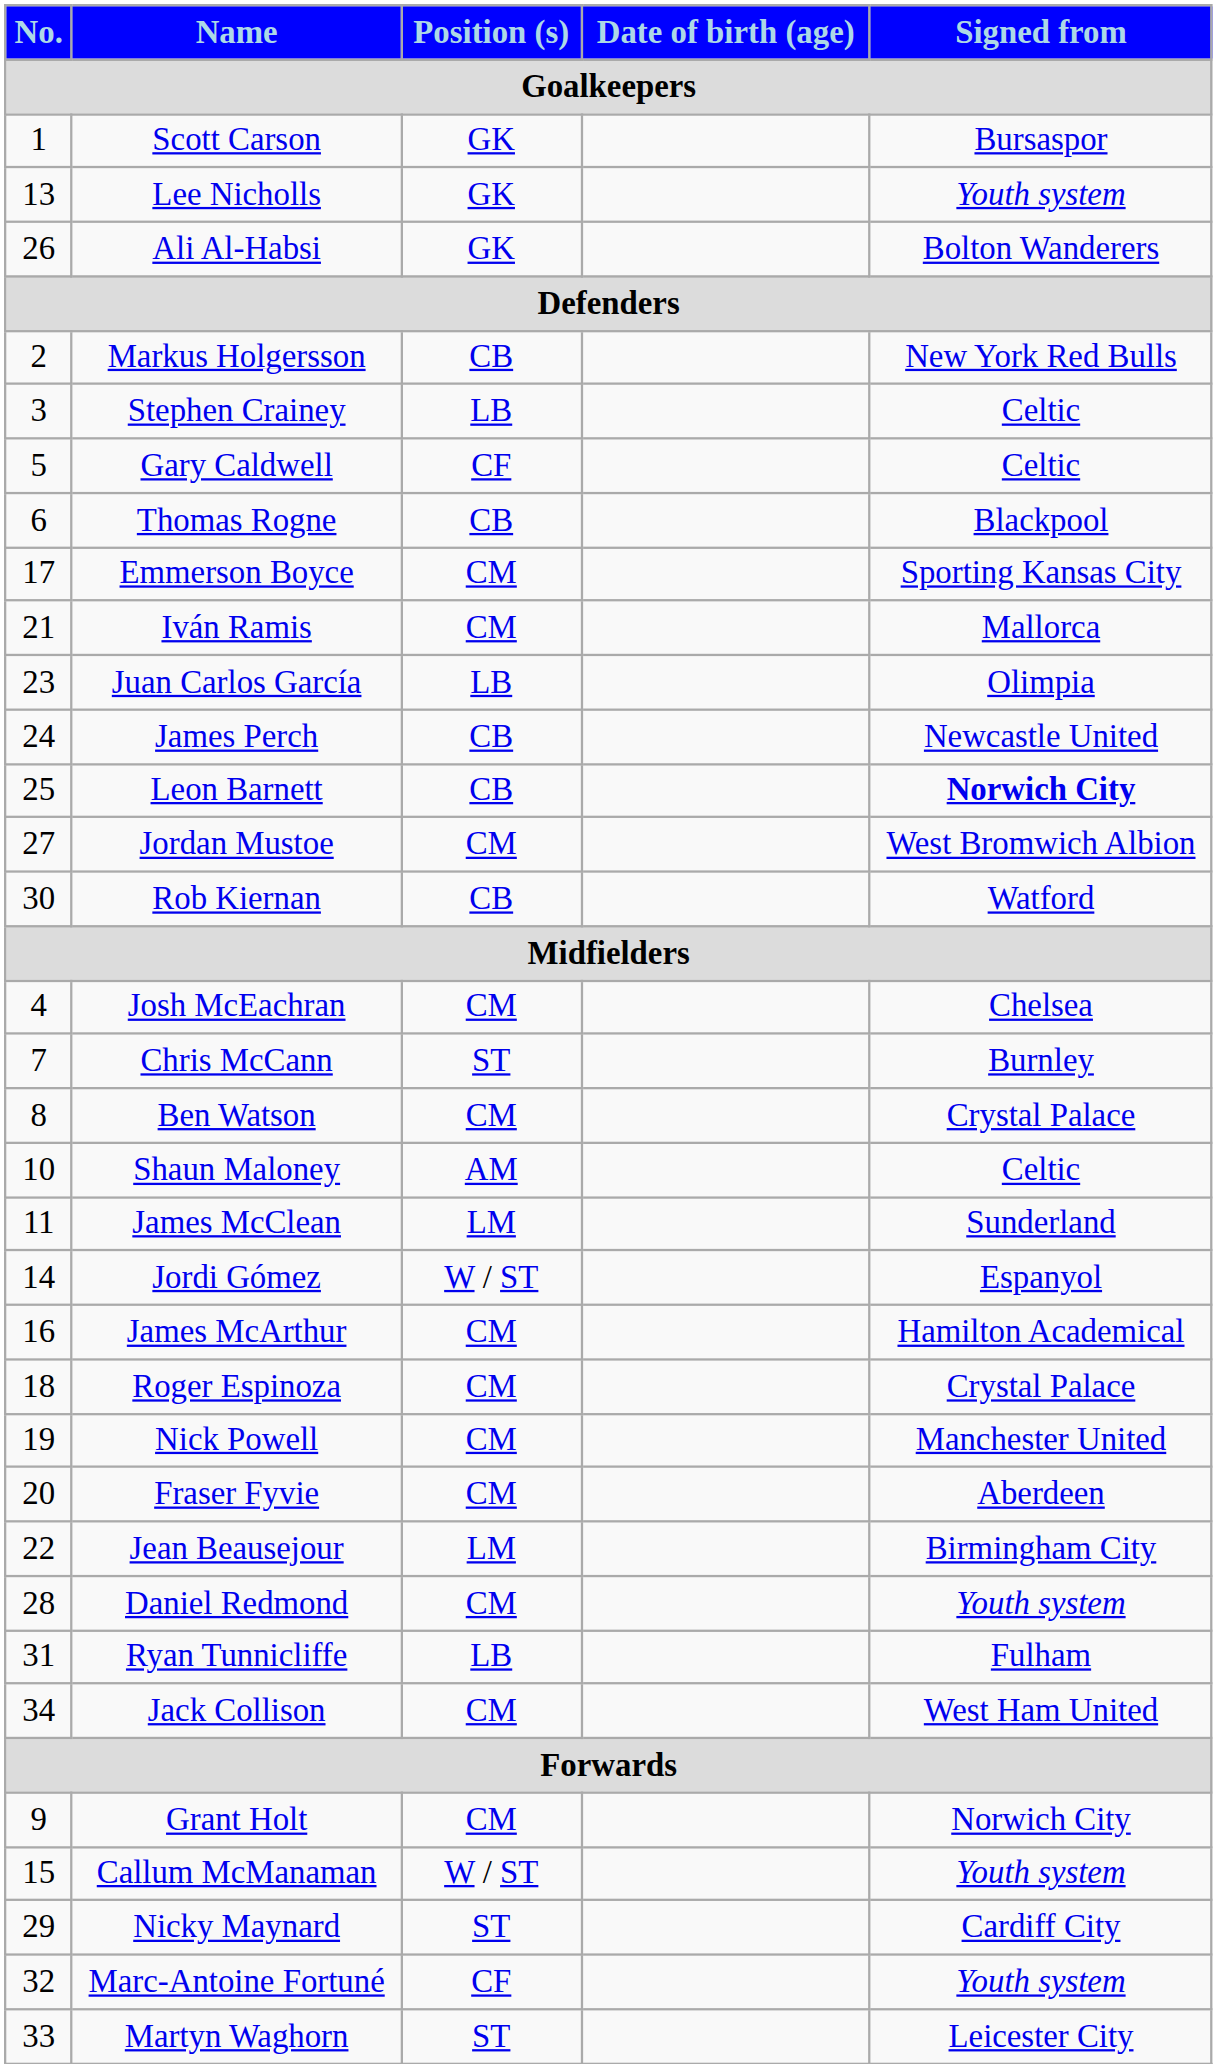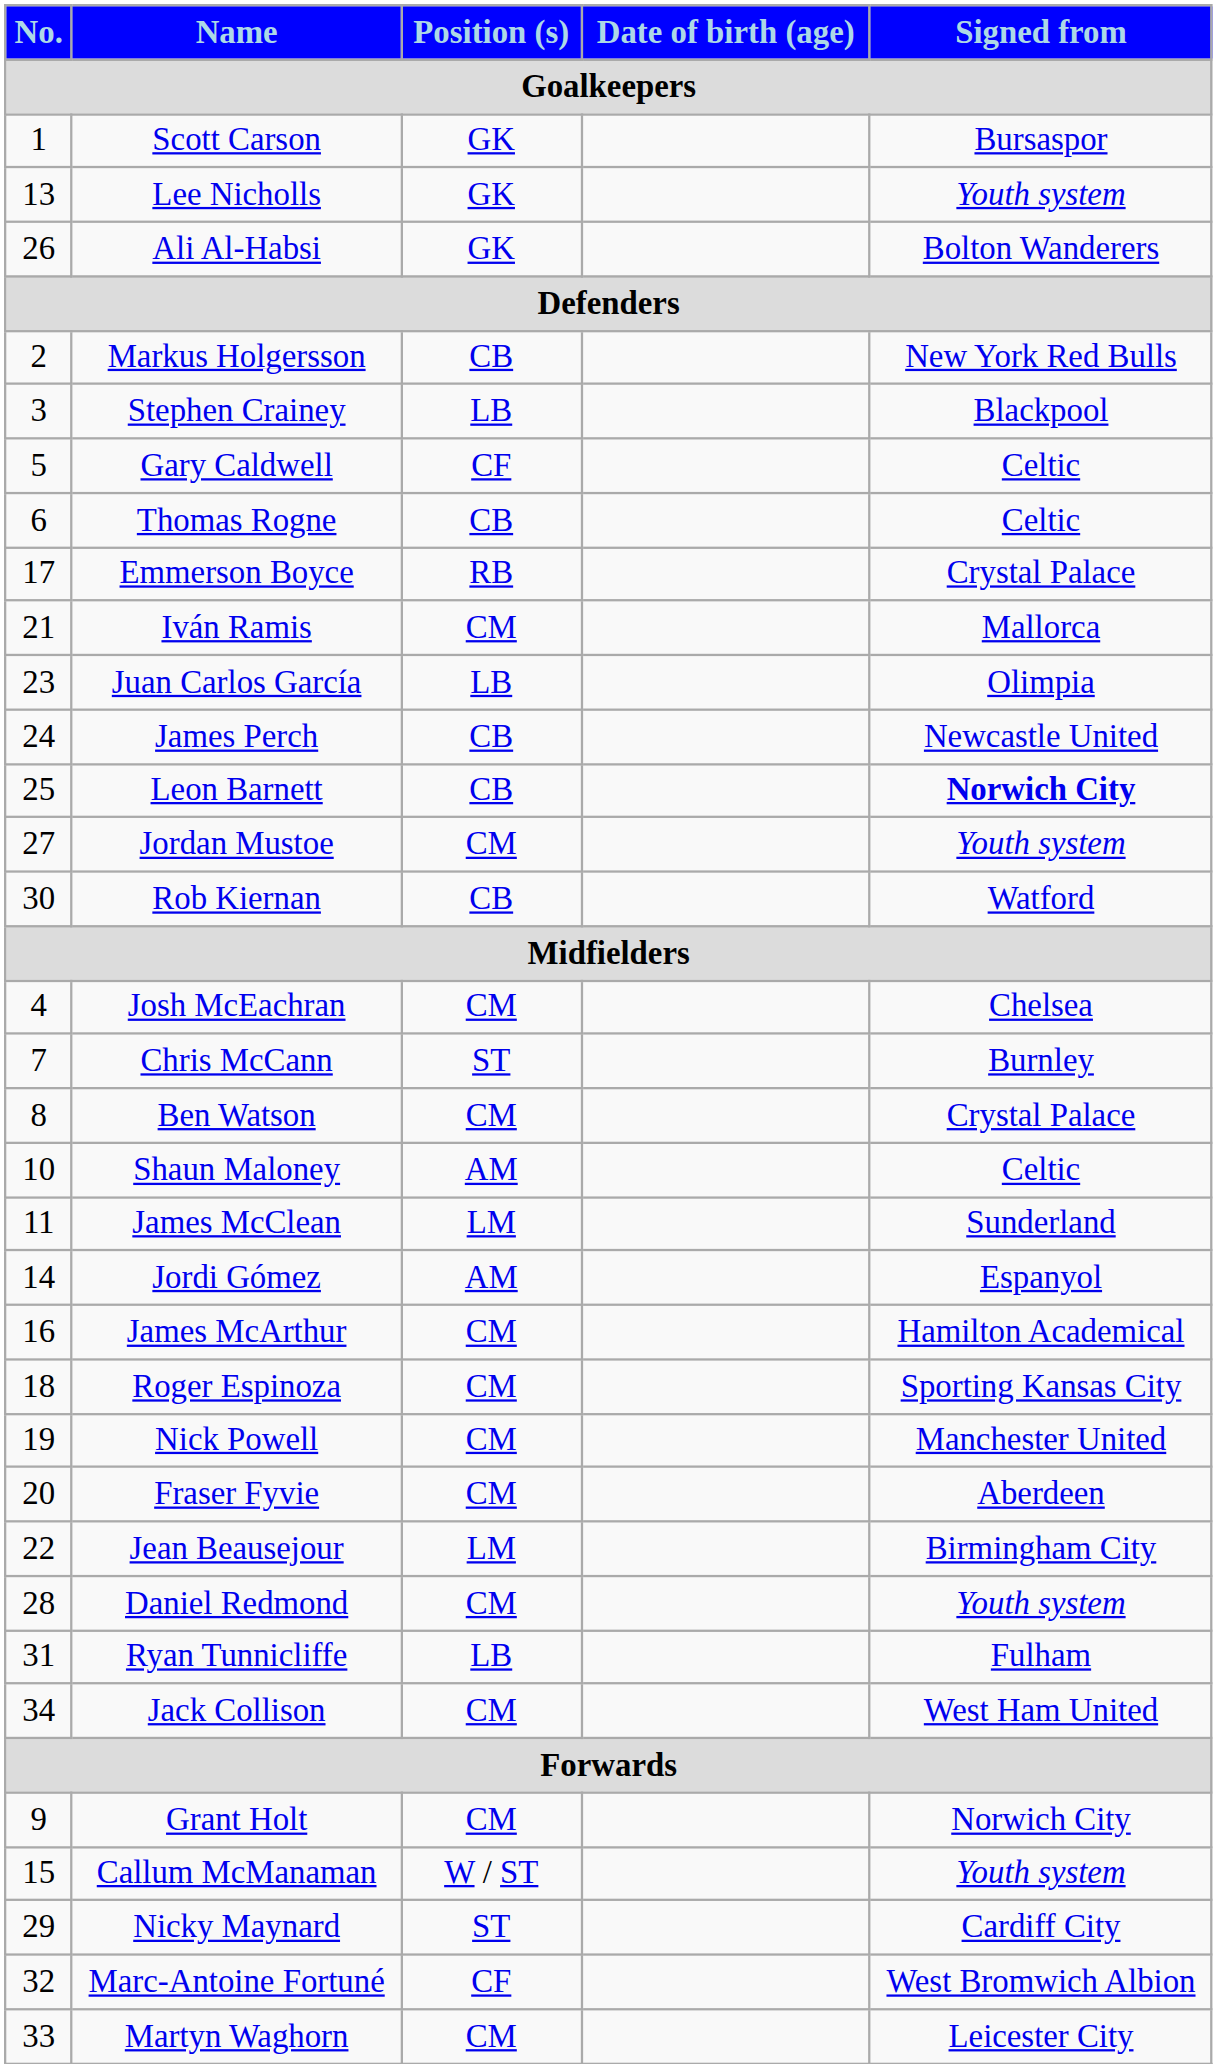(1041, 411) Celtic -> (1041, 411) Blackpool
(1041, 519) Blackpool -> (1041, 519) Celtic
(491, 573) CM -> (491, 573) RB
(1041, 573) Sporting Kansas City -> (1041, 573) Crystal Palace
(1041, 844) West Bromwich Albion -> (1041, 844) Youth system
(491, 1277) W / ST -> (491, 1277) AM
(1041, 1385) Crystal Palace -> (1041, 1385) Sporting Kansas City
(1041, 1981) Youth system -> (1041, 1981) West Bromwich Albion
(491, 2035) ST -> (491, 2035) CM
